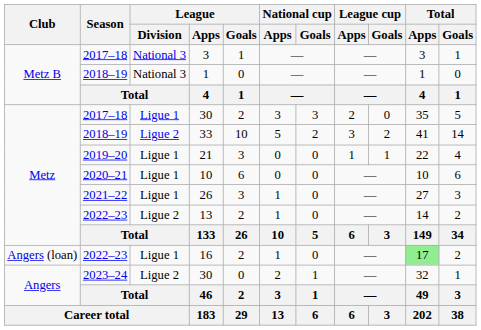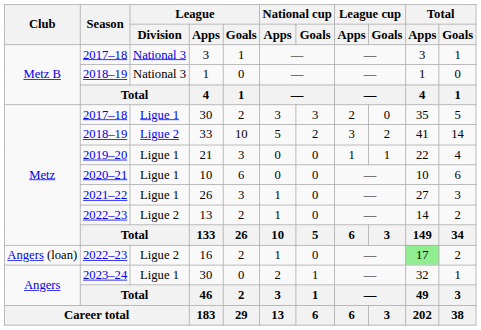(160, 255) Ligue 1 -> (160, 255) Ligue 2
(160, 275) Ligue 2 -> (160, 275) Ligue 1
